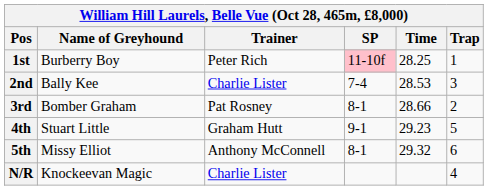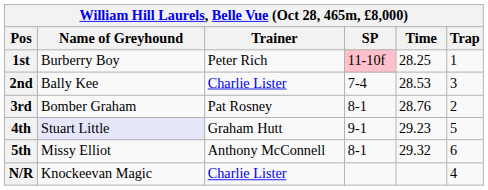(415, 106) 28.66 -> (415, 106) 28.76
(75, 128) no background -> (75, 128) lavender background
